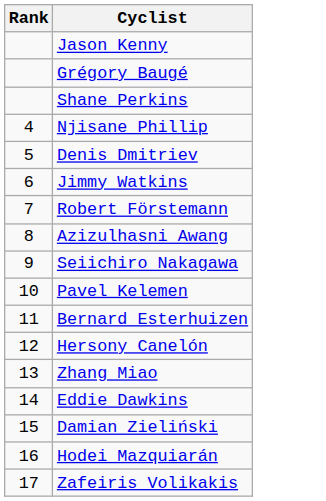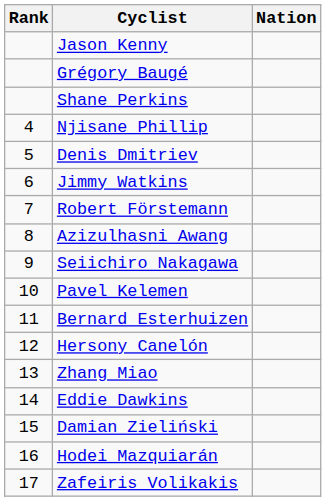+ column: (286, 18)
